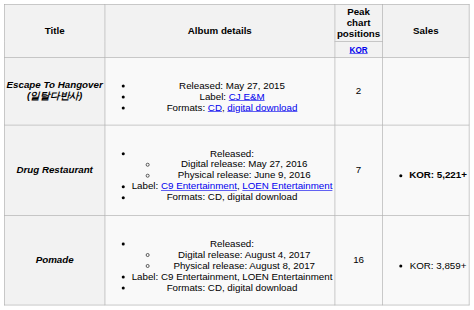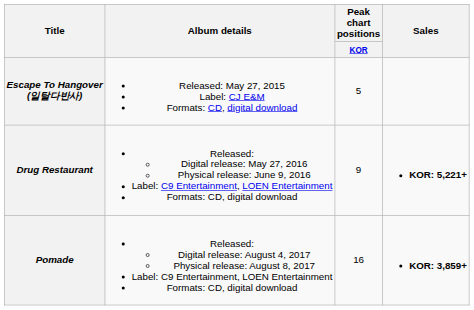(359, 91) 2 -> (359, 91) 5
(359, 170) 7 -> (359, 170) 9
(426, 265) normal -> (426, 265) bold
